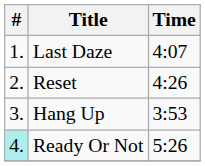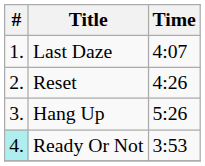(170, 113) 3:53 -> (170, 113) 5:26
(170, 144) 5:26 -> (170, 144) 3:53
